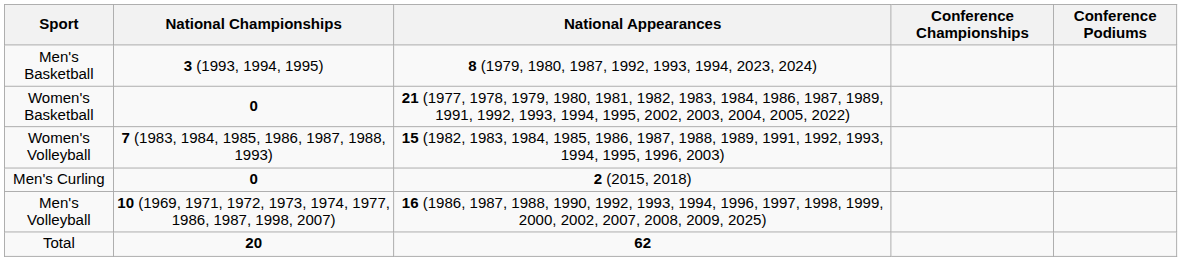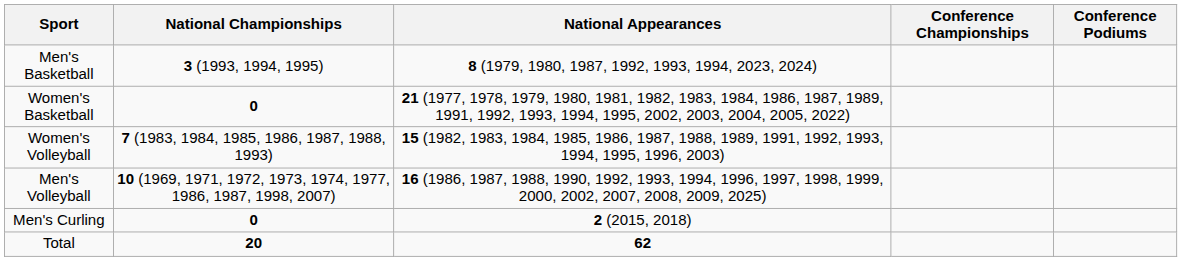rows swapped: (59, 211) <-> (59, 179)
